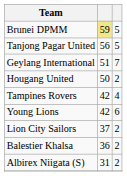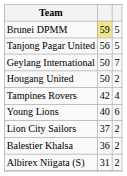(105, 63) 51 -> (105, 63) 50
(105, 112) 42 -> (105, 112) 40
